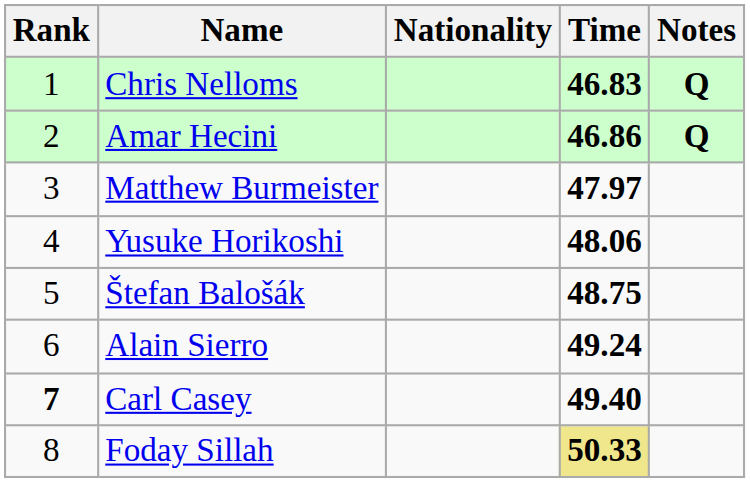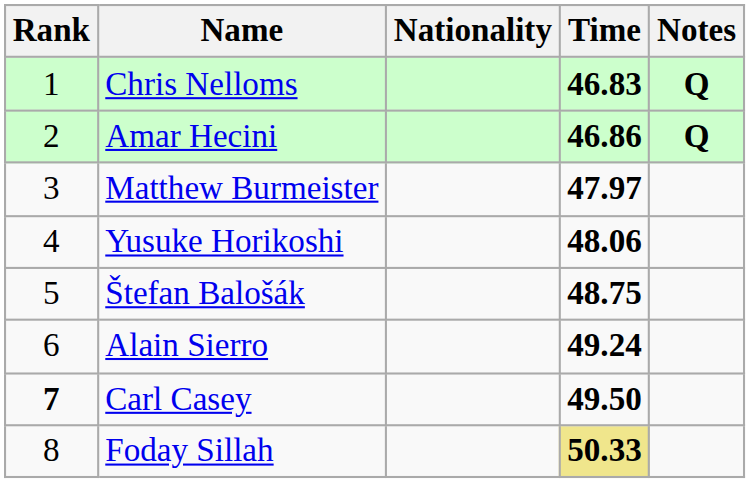(604, 398) 49.40 -> (604, 398) 49.50
